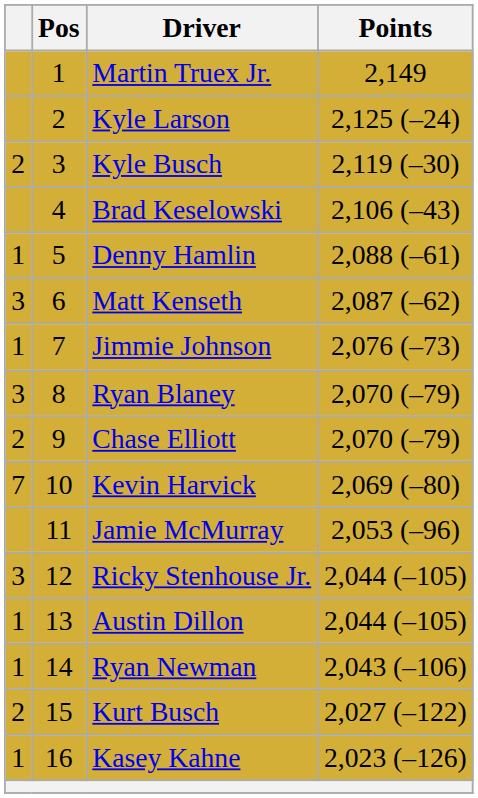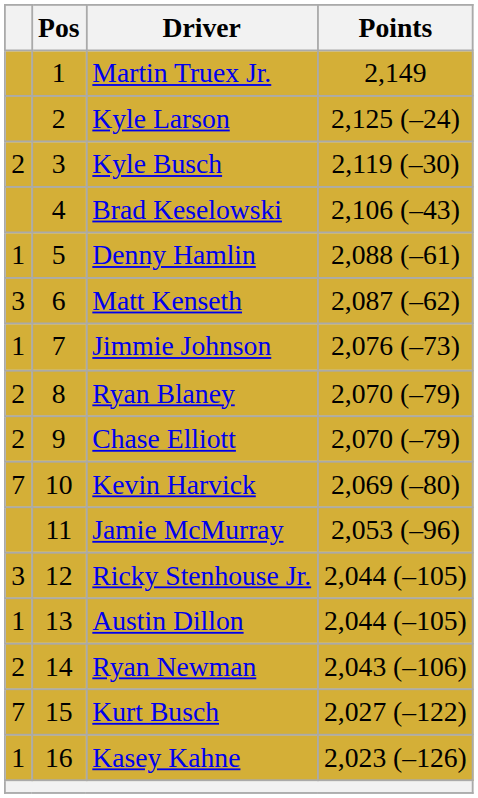(18, 392) 3 -> (18, 392) 2
(18, 666) 1 -> (18, 666) 2
(18, 711) 2 -> (18, 711) 7
